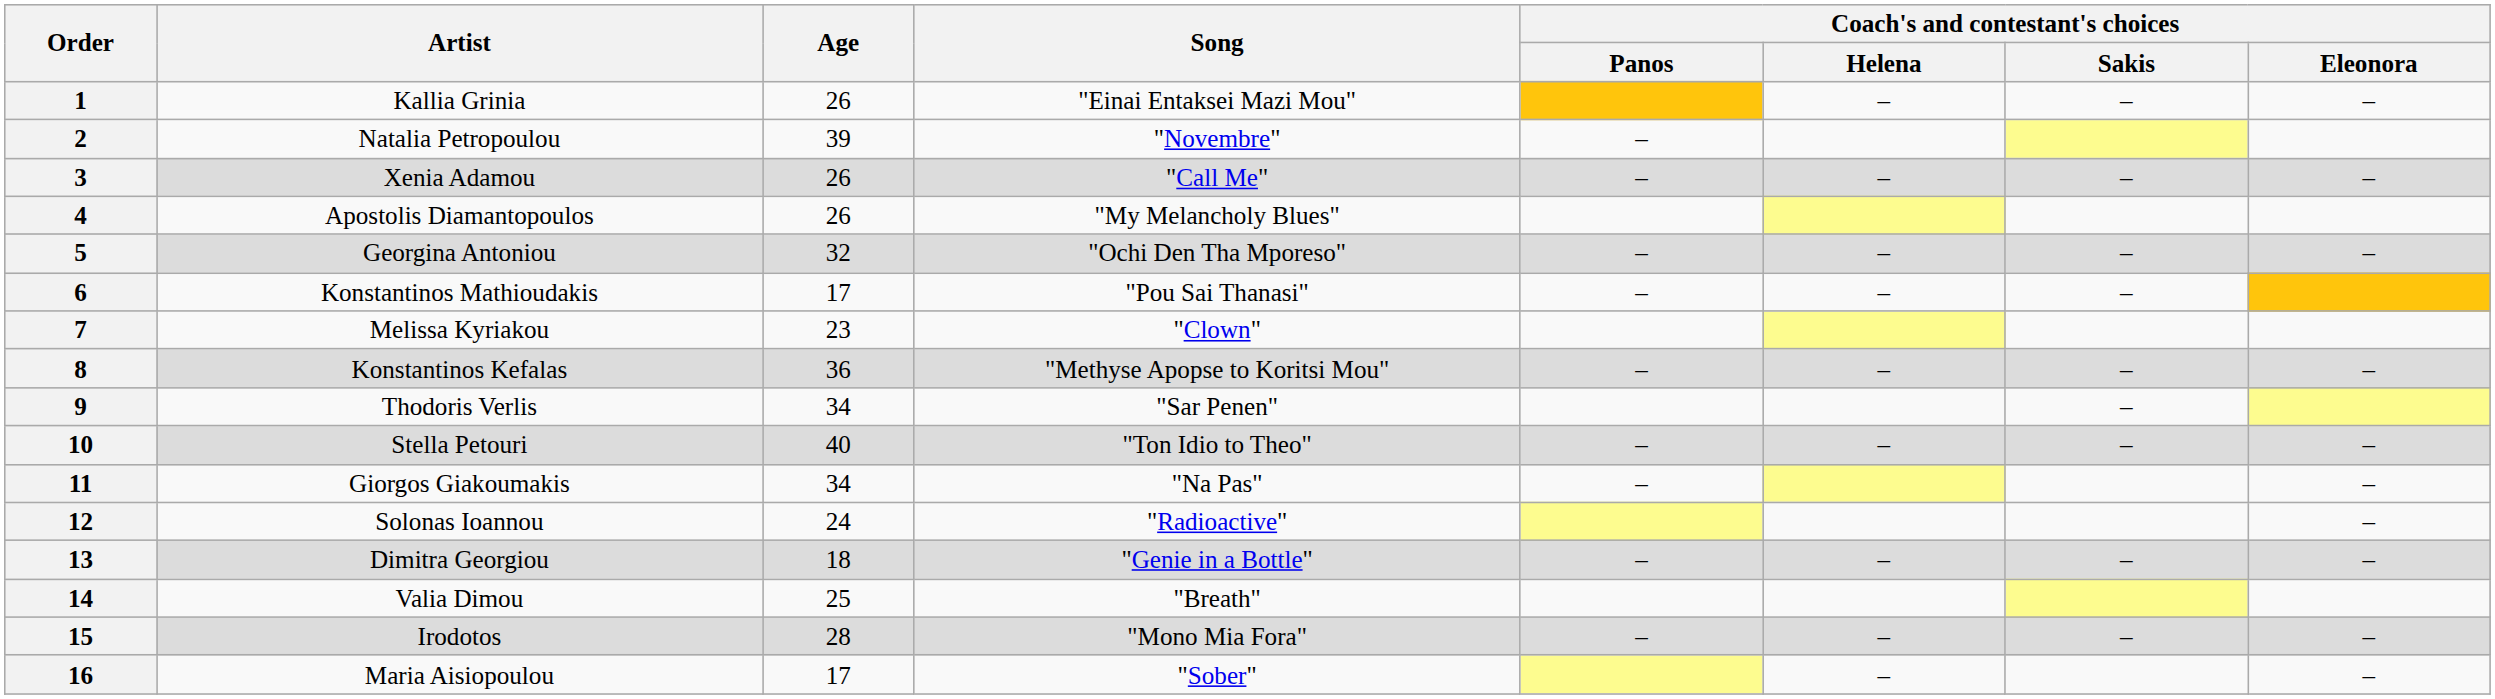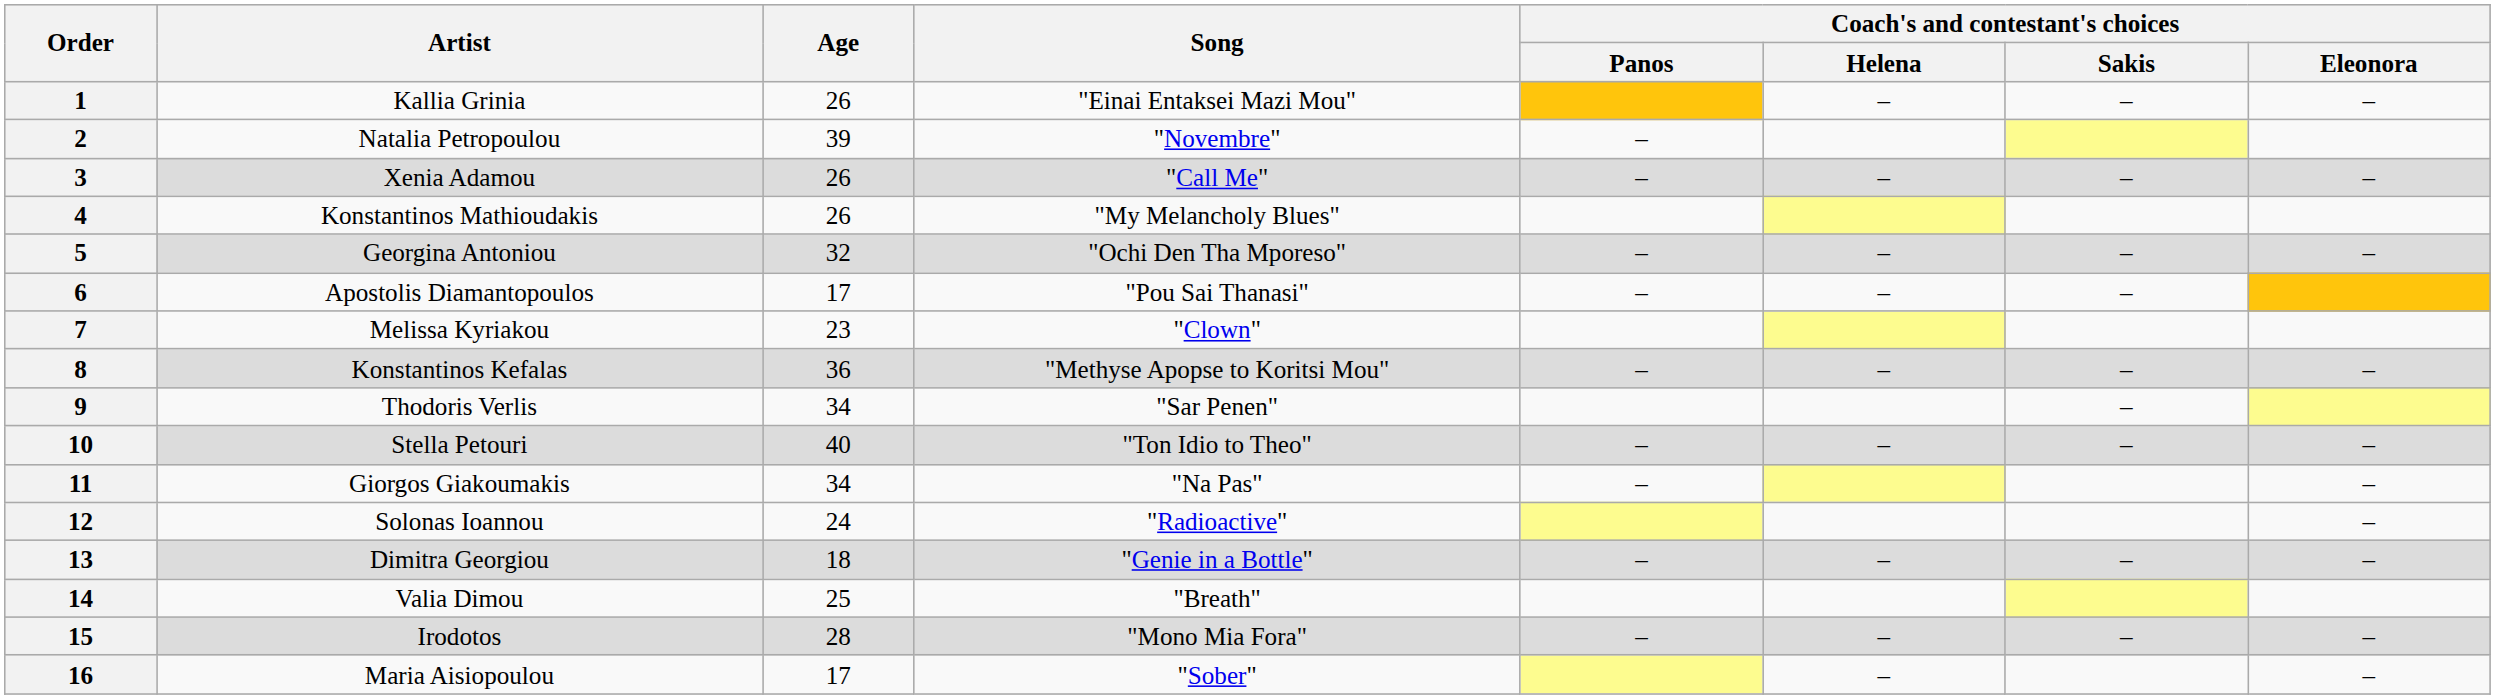(459, 215) Apostolis Diamantopoulos -> (459, 215) Konstantinos Mathioudakis
(459, 292) Konstantinos Mathioudakis -> (459, 292) Apostolis Diamantopoulos
